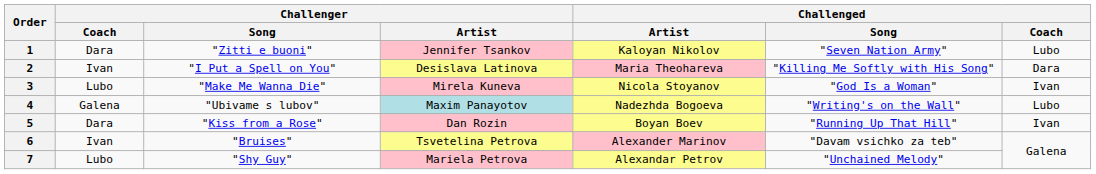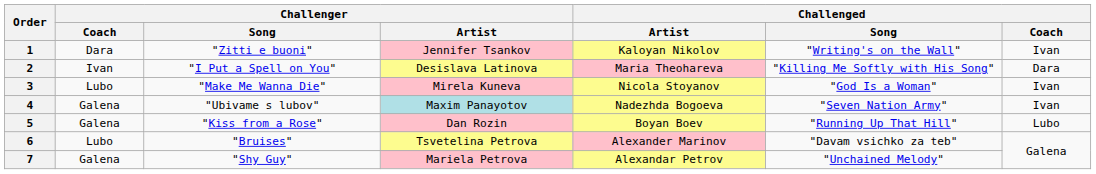(883, 50) "Seven Nation Army" -> (883, 50) "Writing's on the Wall"
(1046, 50) Lubo -> (1046, 50) Ivan
(883, 105) "Writing's on the Wall" -> (883, 105) "Seven Nation Army"
(1046, 105) Lubo -> (1046, 105) Ivan
(100, 123) Dara -> (100, 123) Galena
(1046, 123) Ivan -> (1046, 123) Lubo
(100, 141) Ivan -> (100, 141) Lubo
(100, 159) Lubo -> (100, 159) Galena
